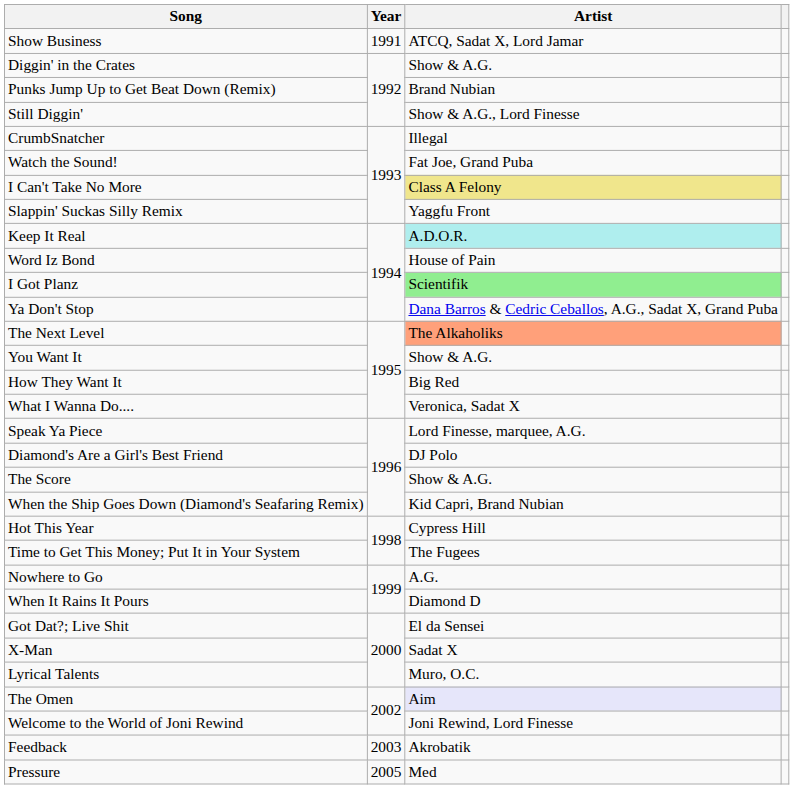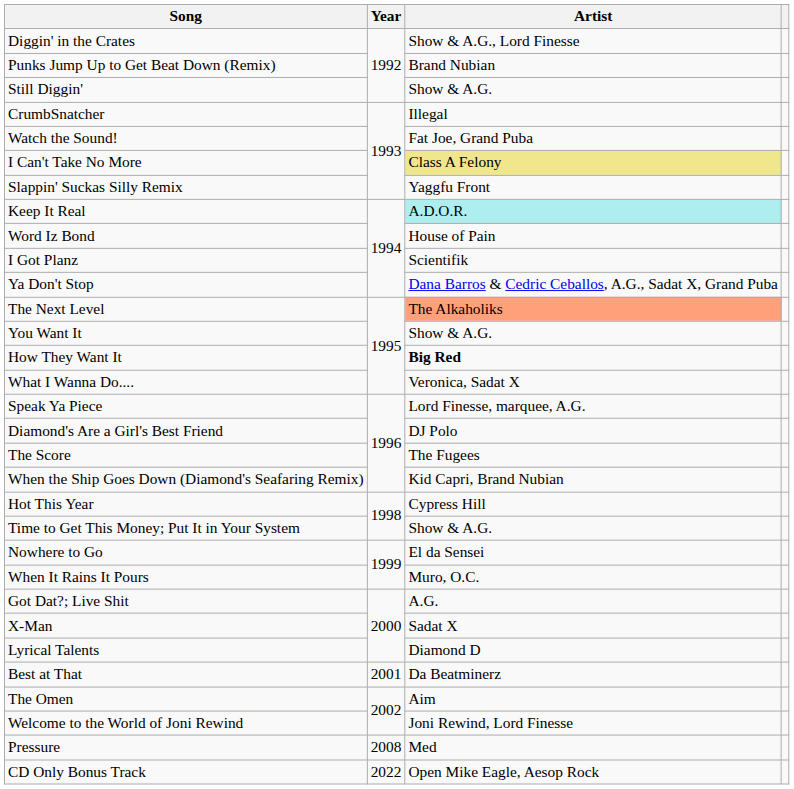- row: (55, 41)
(450, 65) Show & A.G. -> (494, 41) Show & A.G., Lord Finesse
(494, 114) Show & A.G., Lord Finesse -> (450, 89) Show & A.G.
(438, 284) lightgreen background -> (438, 260) no background
(434, 382) normal -> (435, 357) bold
(450, 479) Show & A.G. -> (444, 455) The Fugees
(444, 552) The Fugees -> (450, 528) Show & A.G.
(423, 576) A.G. -> (446, 552) El da Sensei
(445, 601) Diamond D -> (444, 576) Muro, O.C.
(446, 625) El da Sensei -> (423, 601) A.G.
(444, 674) Muro, O.C. -> (445, 650) Diamond D
+ row: (45, 674)
(422, 698) lavender background -> (422, 698) no background
- row: (37, 747)
(386, 771) 2005 -> (386, 747) 2008
+ row: (77, 771)
